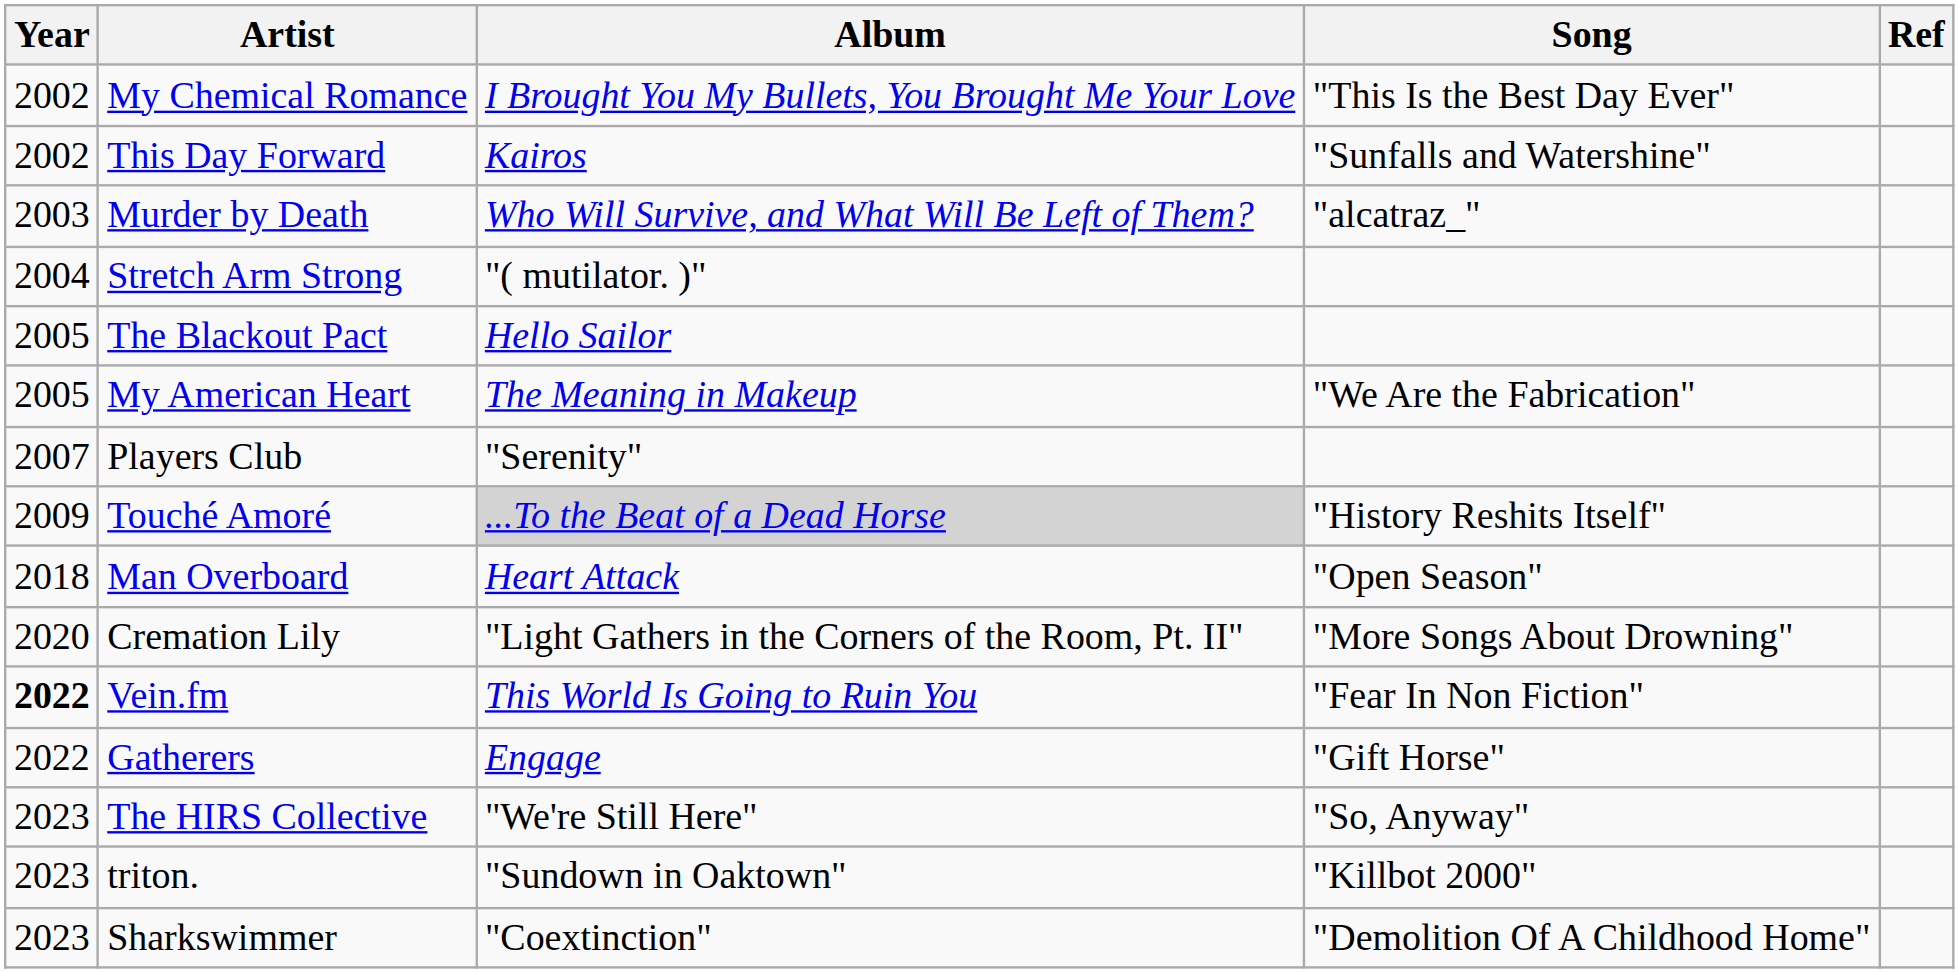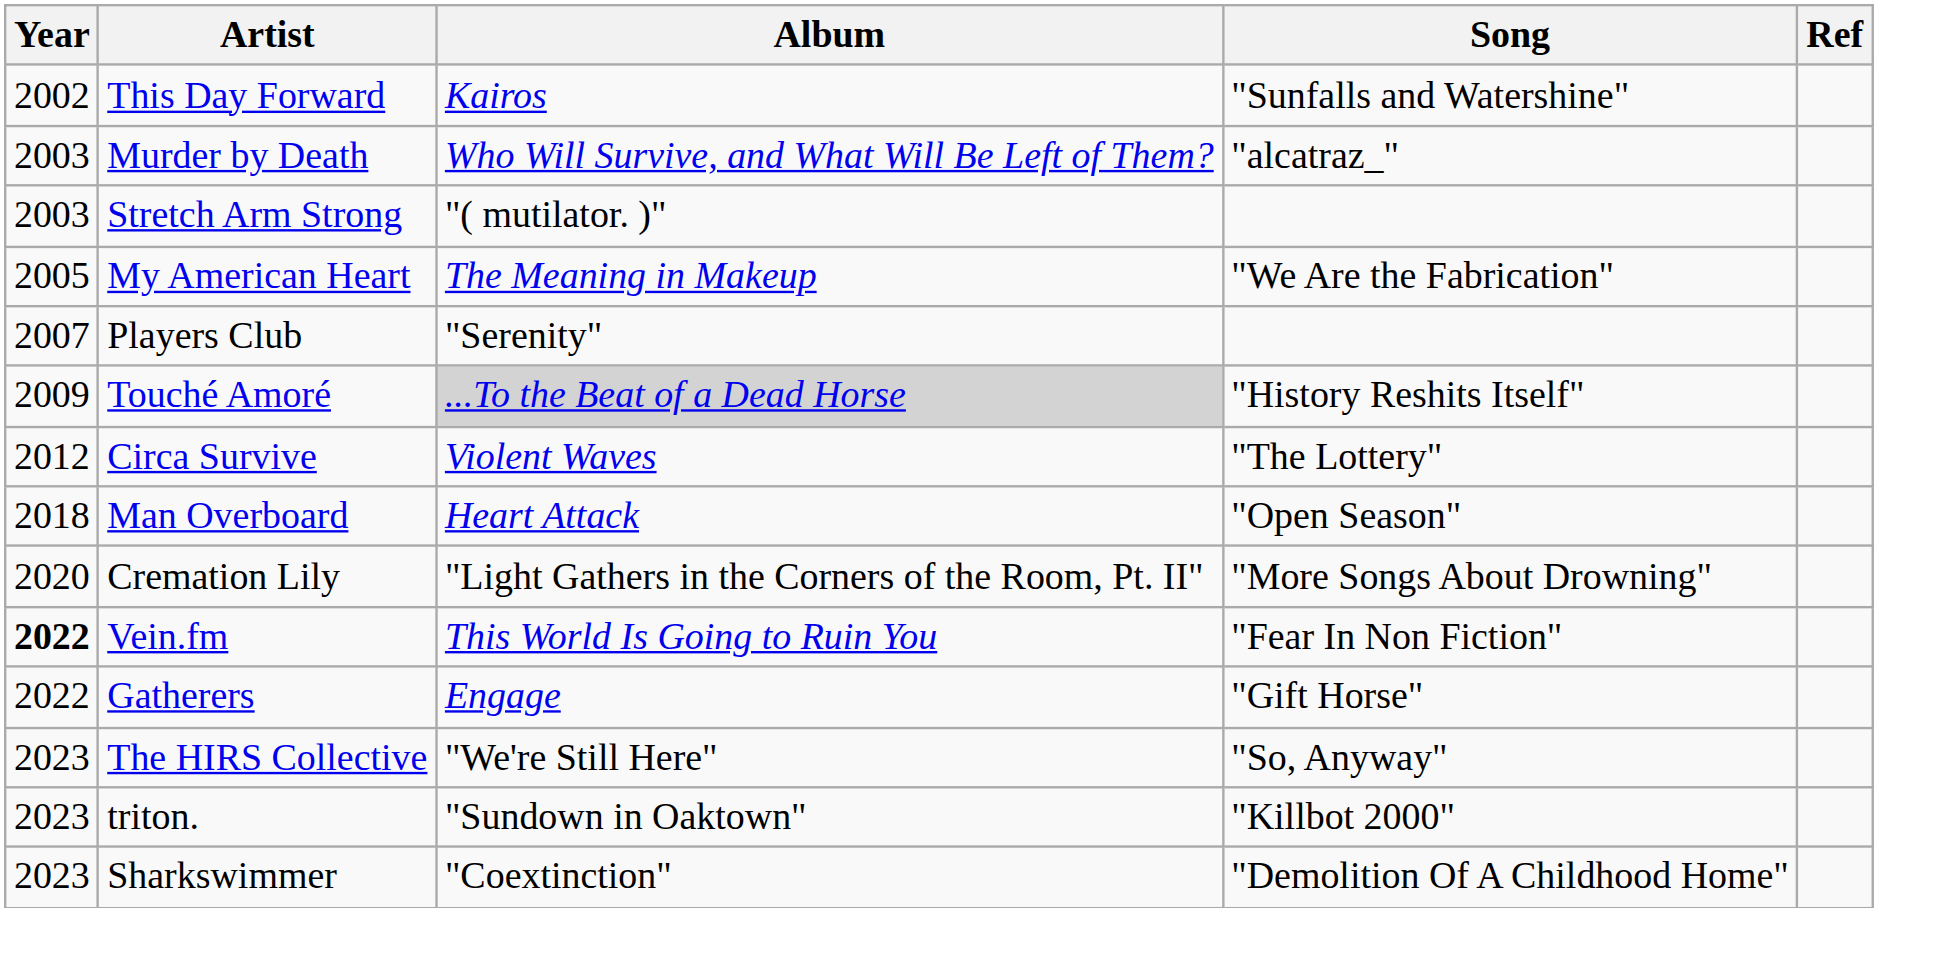- row: (287, 94)
(52, 275) 2004 -> (52, 214) 2003
- row: (247, 335)
+ row: (212, 455)
